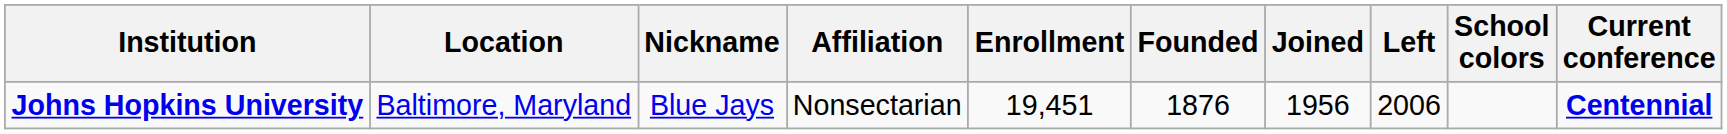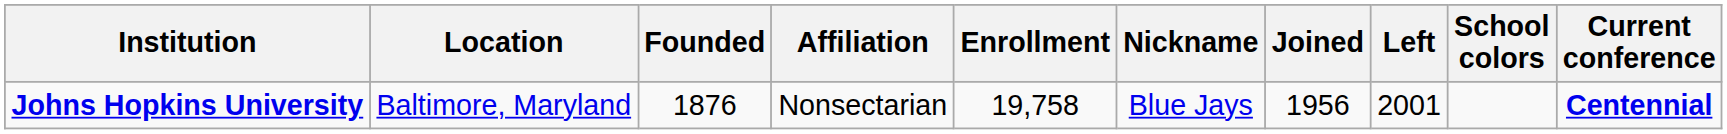columns swapped: (1198, 43) <-> (712, 43)
(1050, 104) 19,451 -> (1035, 104) 19,758
(1409, 104) 2006 -> (1409, 104) 2001
